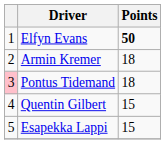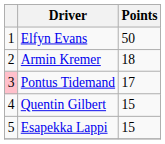(128, 38) bold -> (128, 38) normal
(128, 83) 18 -> (128, 83) 17
